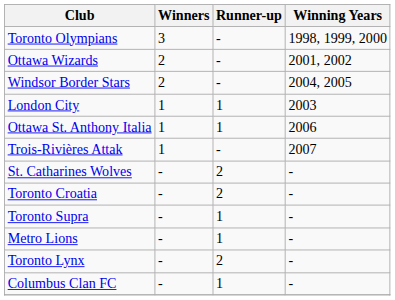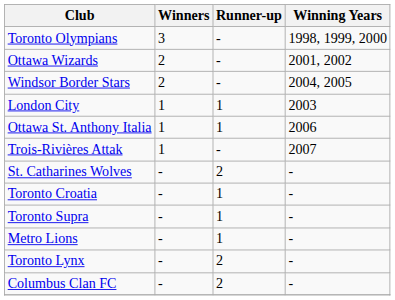(219, 194) 2 -> (219, 194) 1
(219, 283) 1 -> (219, 283) 2
